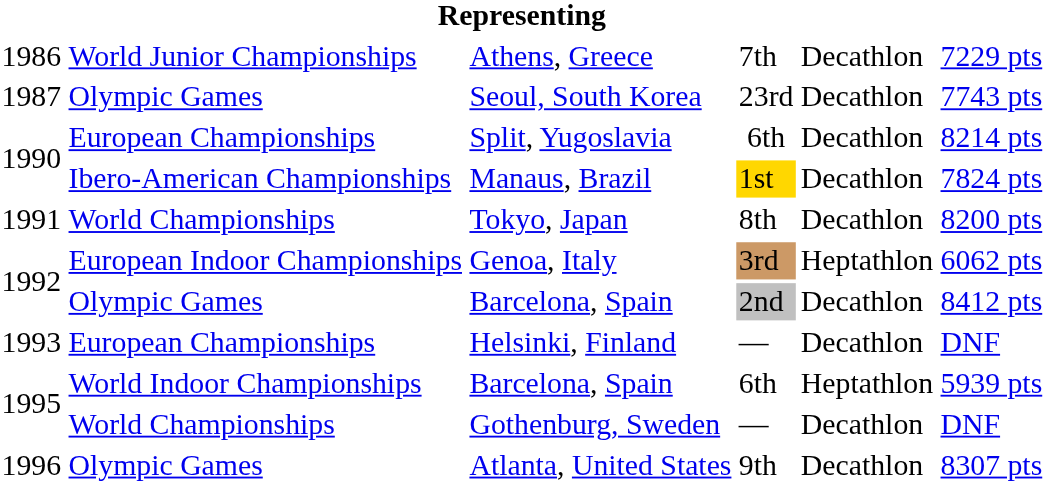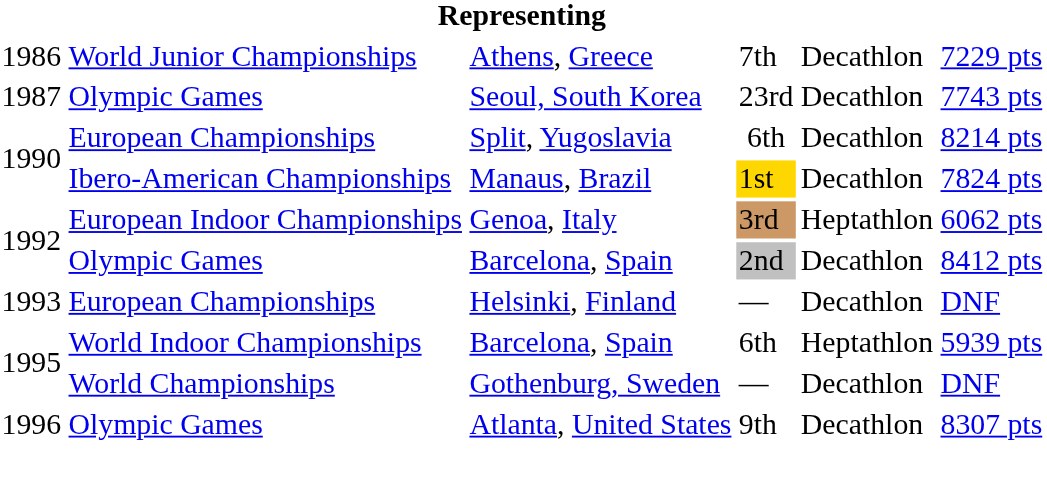- row: (549, 219)
